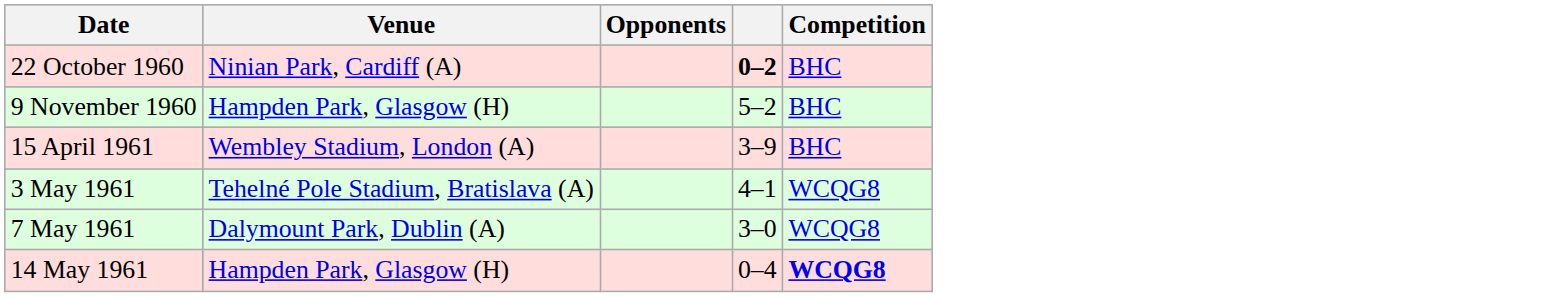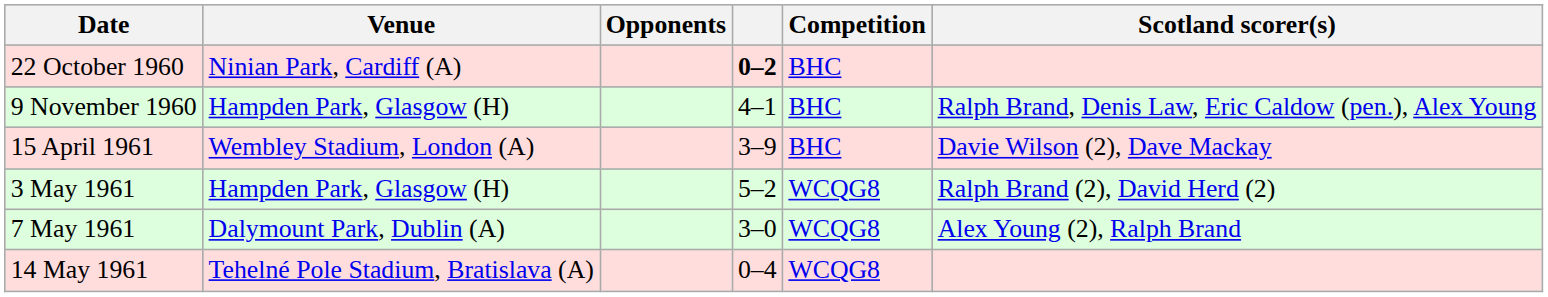+ column: (1237, 24)
(757, 106) 5–2 -> (757, 106) 4–1
(401, 188) Tehelné Pole Stadium, Bratislava (A) -> (359, 188) Hampden Park, Glasgow (H)
(757, 188) 4–1 -> (757, 188) 5–2
(359, 270) Hampden Park, Glasgow (H) -> (401, 270) Tehelné Pole Stadium, Bratislava (A)
(837, 270) bold -> (834, 270) normal
